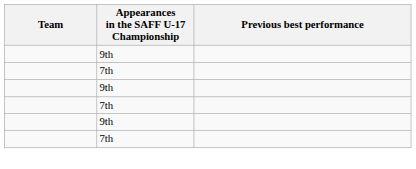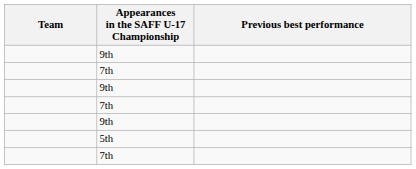+ row: (51, 139)
